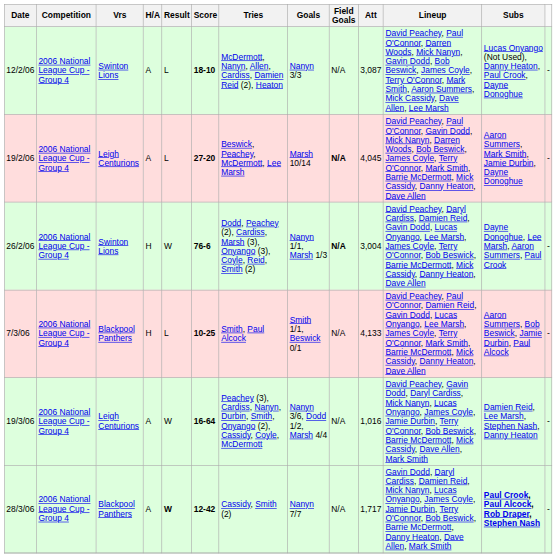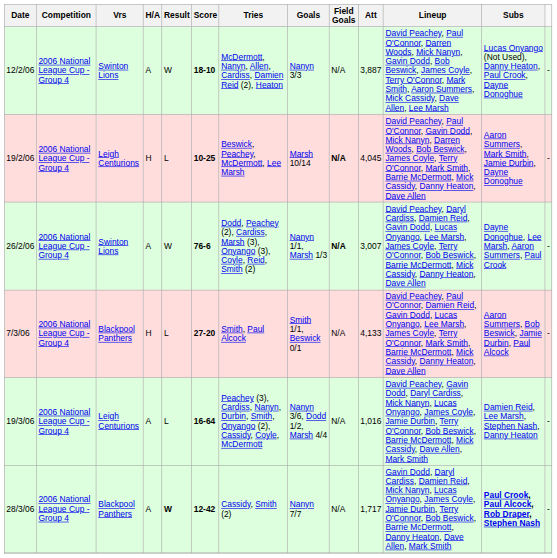(166, 70) L -> (168, 70) W
(371, 70) 3,087 -> (371, 70) 3,887
(148, 158) A -> (148, 158) H
(204, 158) 27-20 -> (204, 158) 10-25
(148, 246) H -> (148, 246) A
(371, 246) 3,004 -> (371, 246) 3,007
(204, 333) 10-25 -> (204, 333) 27-20
(168, 421) W -> (166, 421) L
